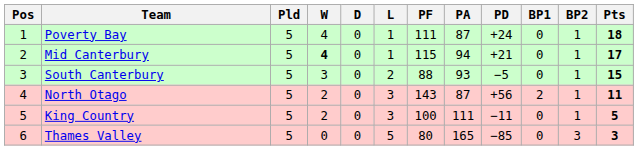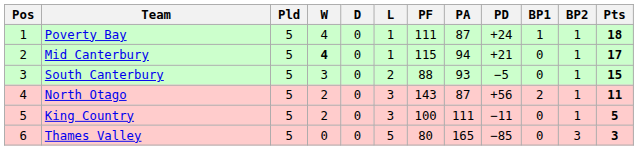(540, 35) 0 -> (540, 35) 1
